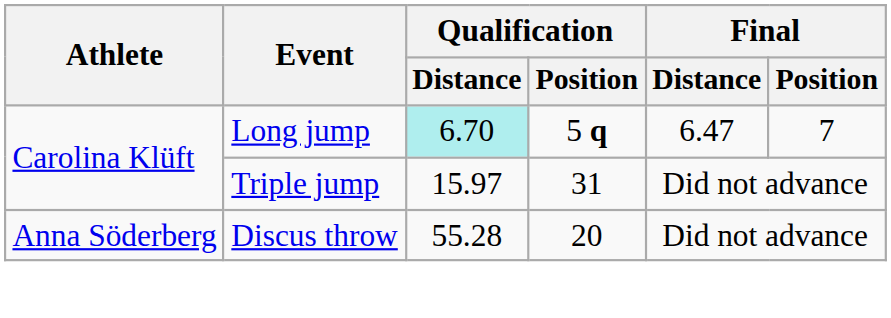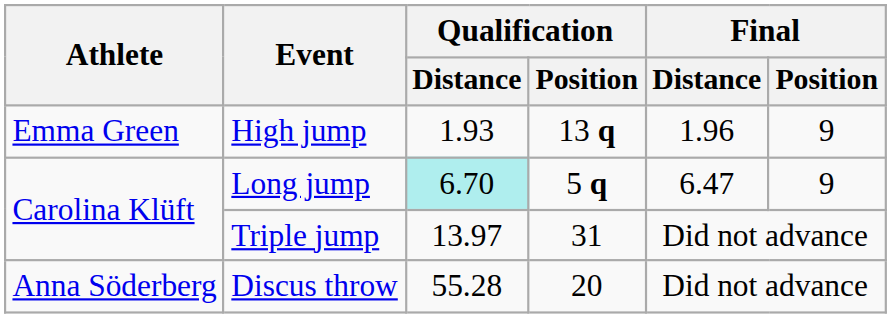+ row: (299, 131)
(827, 131) 7 -> (827, 183) 9
(467, 183) 15.97 -> (467, 235) 13.97
